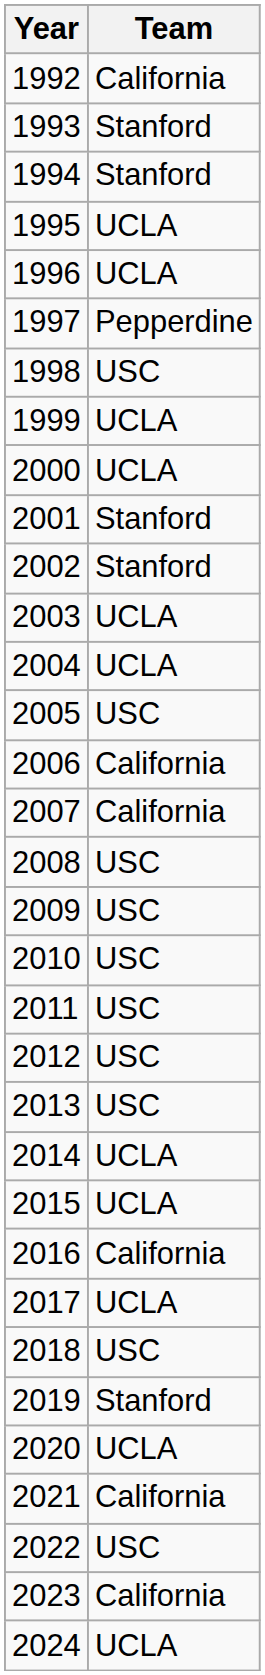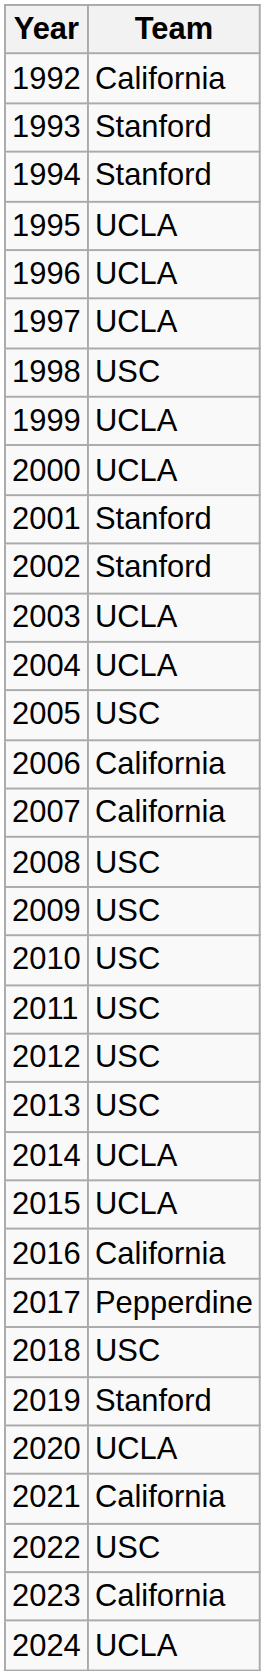(174, 322) Pepperdine -> (136, 322) UCLA
(136, 1302) UCLA -> (174, 1302) Pepperdine
